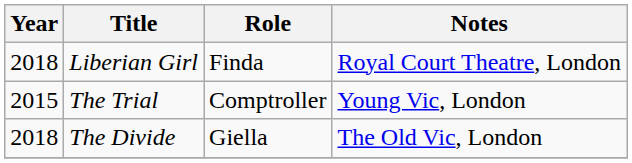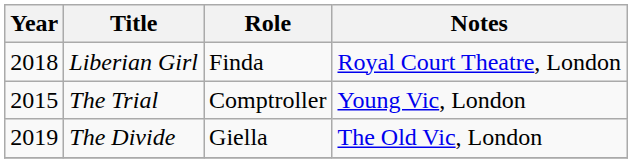(34, 137) 2018 -> (34, 137) 2019
